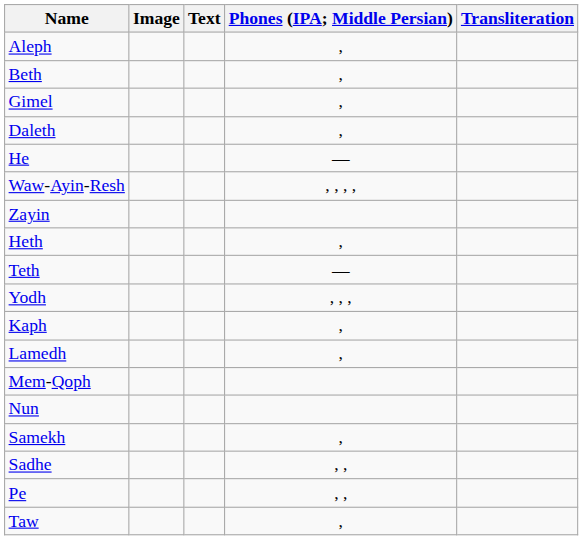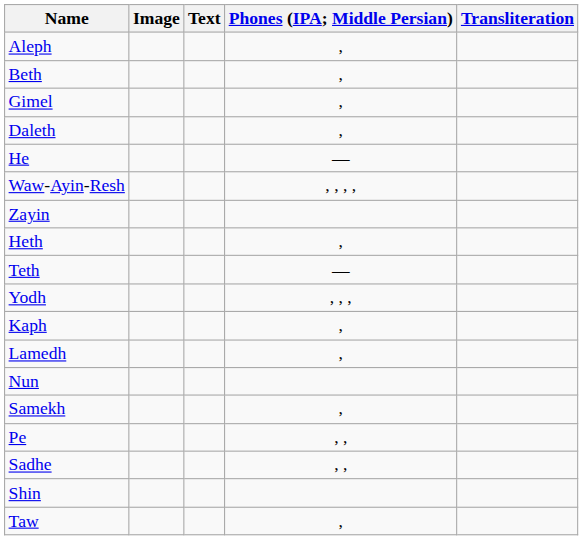- row: (50, 381)
rows swapped: (17, 492) <-> (30, 465)
+ row: (25, 492)
